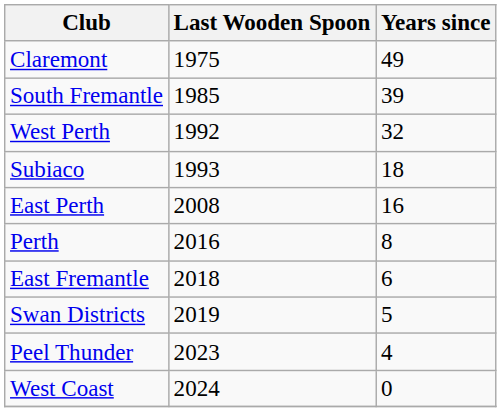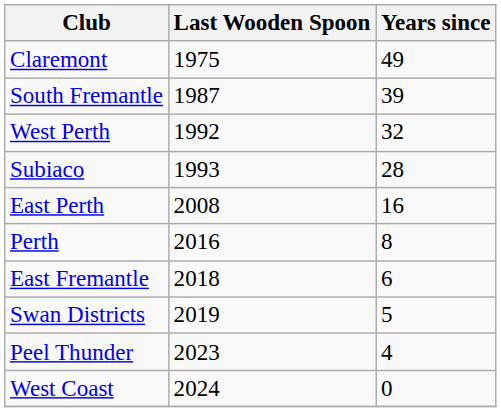(197, 95) 1985 -> (197, 95) 1987
(393, 168) 18 -> (393, 168) 28
